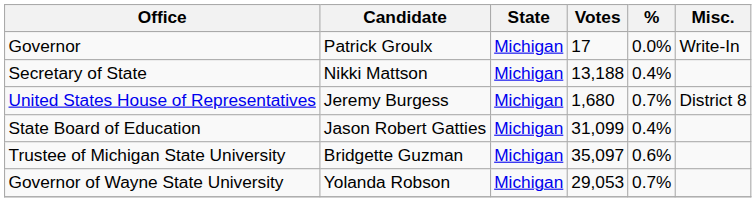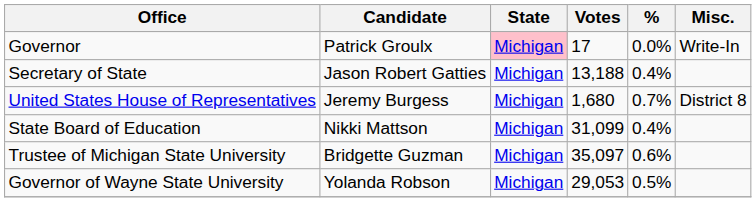(529, 45) no background -> (529, 45) pink background
(376, 73) Nikki Mattson -> (405, 73) Jason Robert Gatties
(405, 127) Jason Robert Gatties -> (376, 127) Nikki Mattson
(652, 182) 0.7% -> (652, 182) 0.5%
